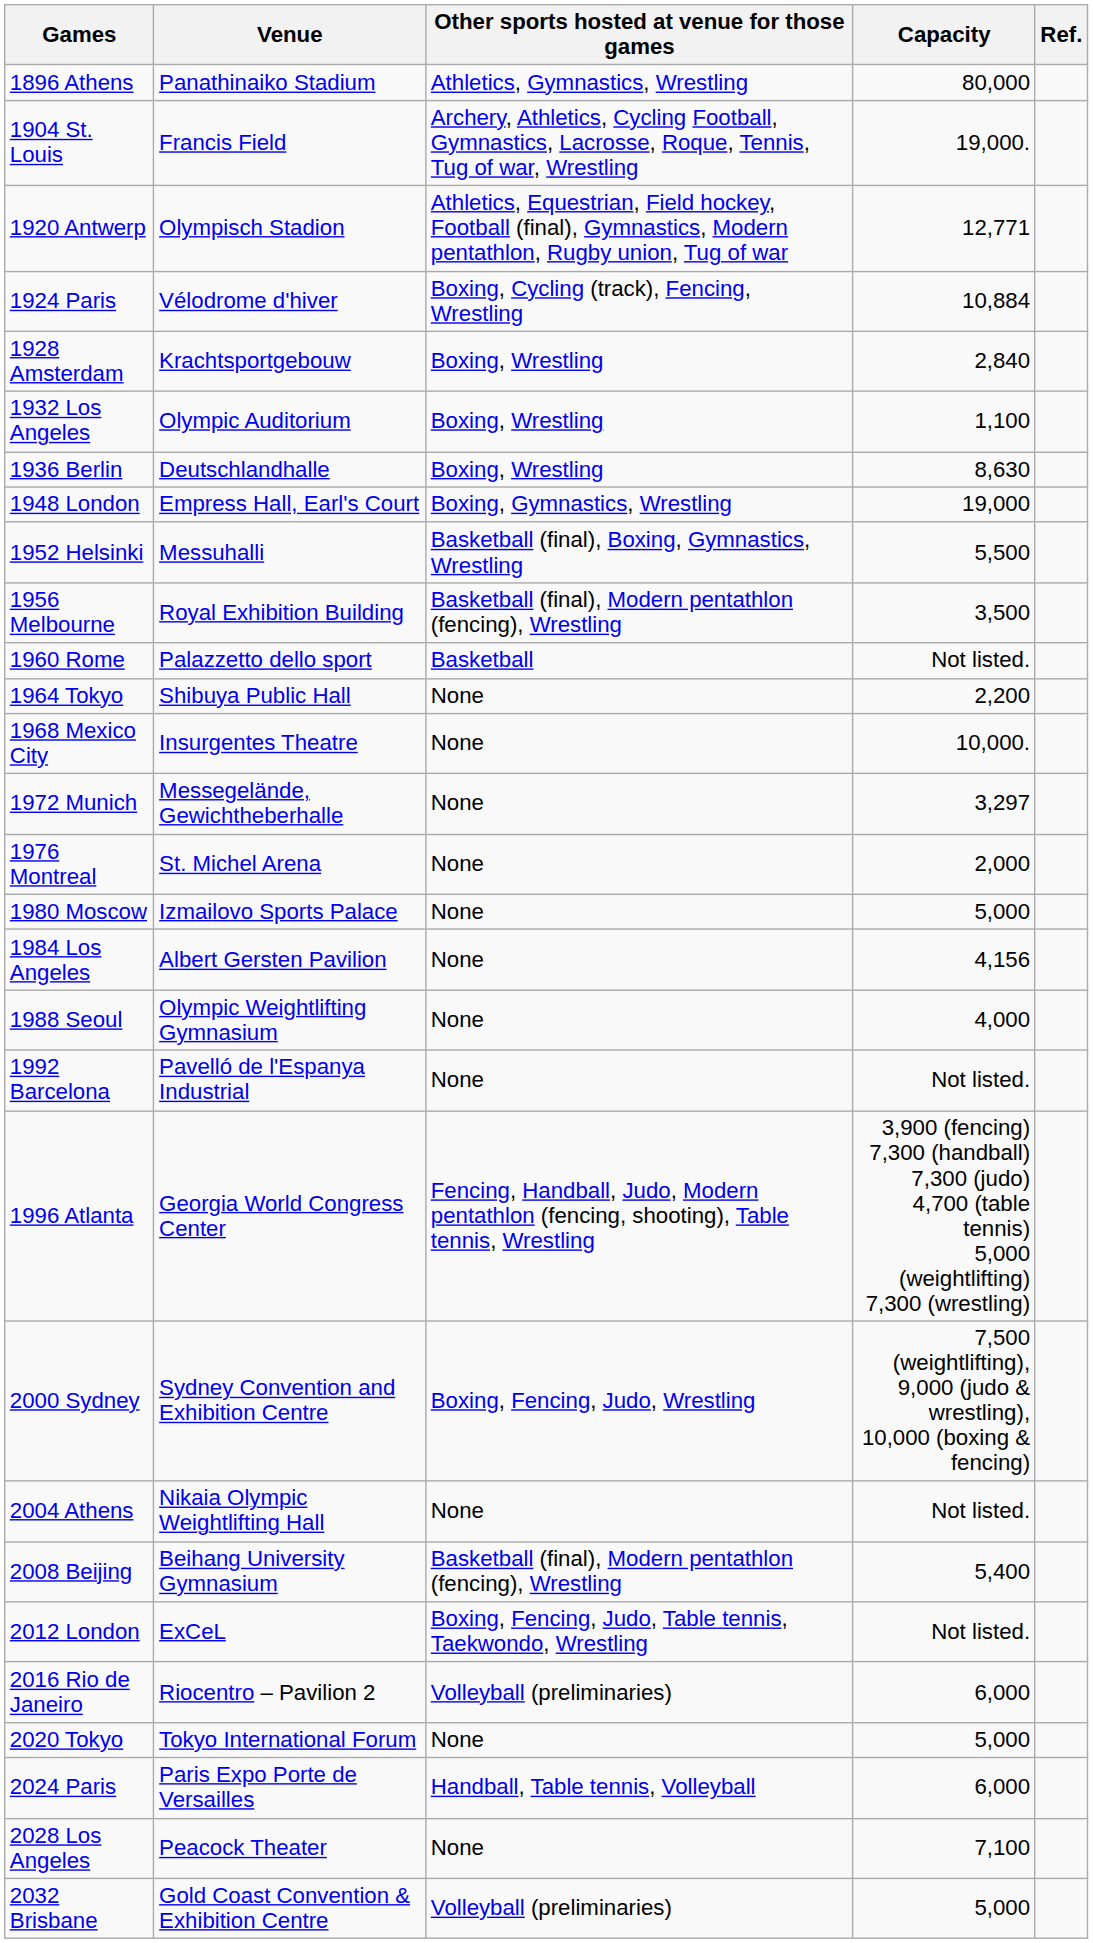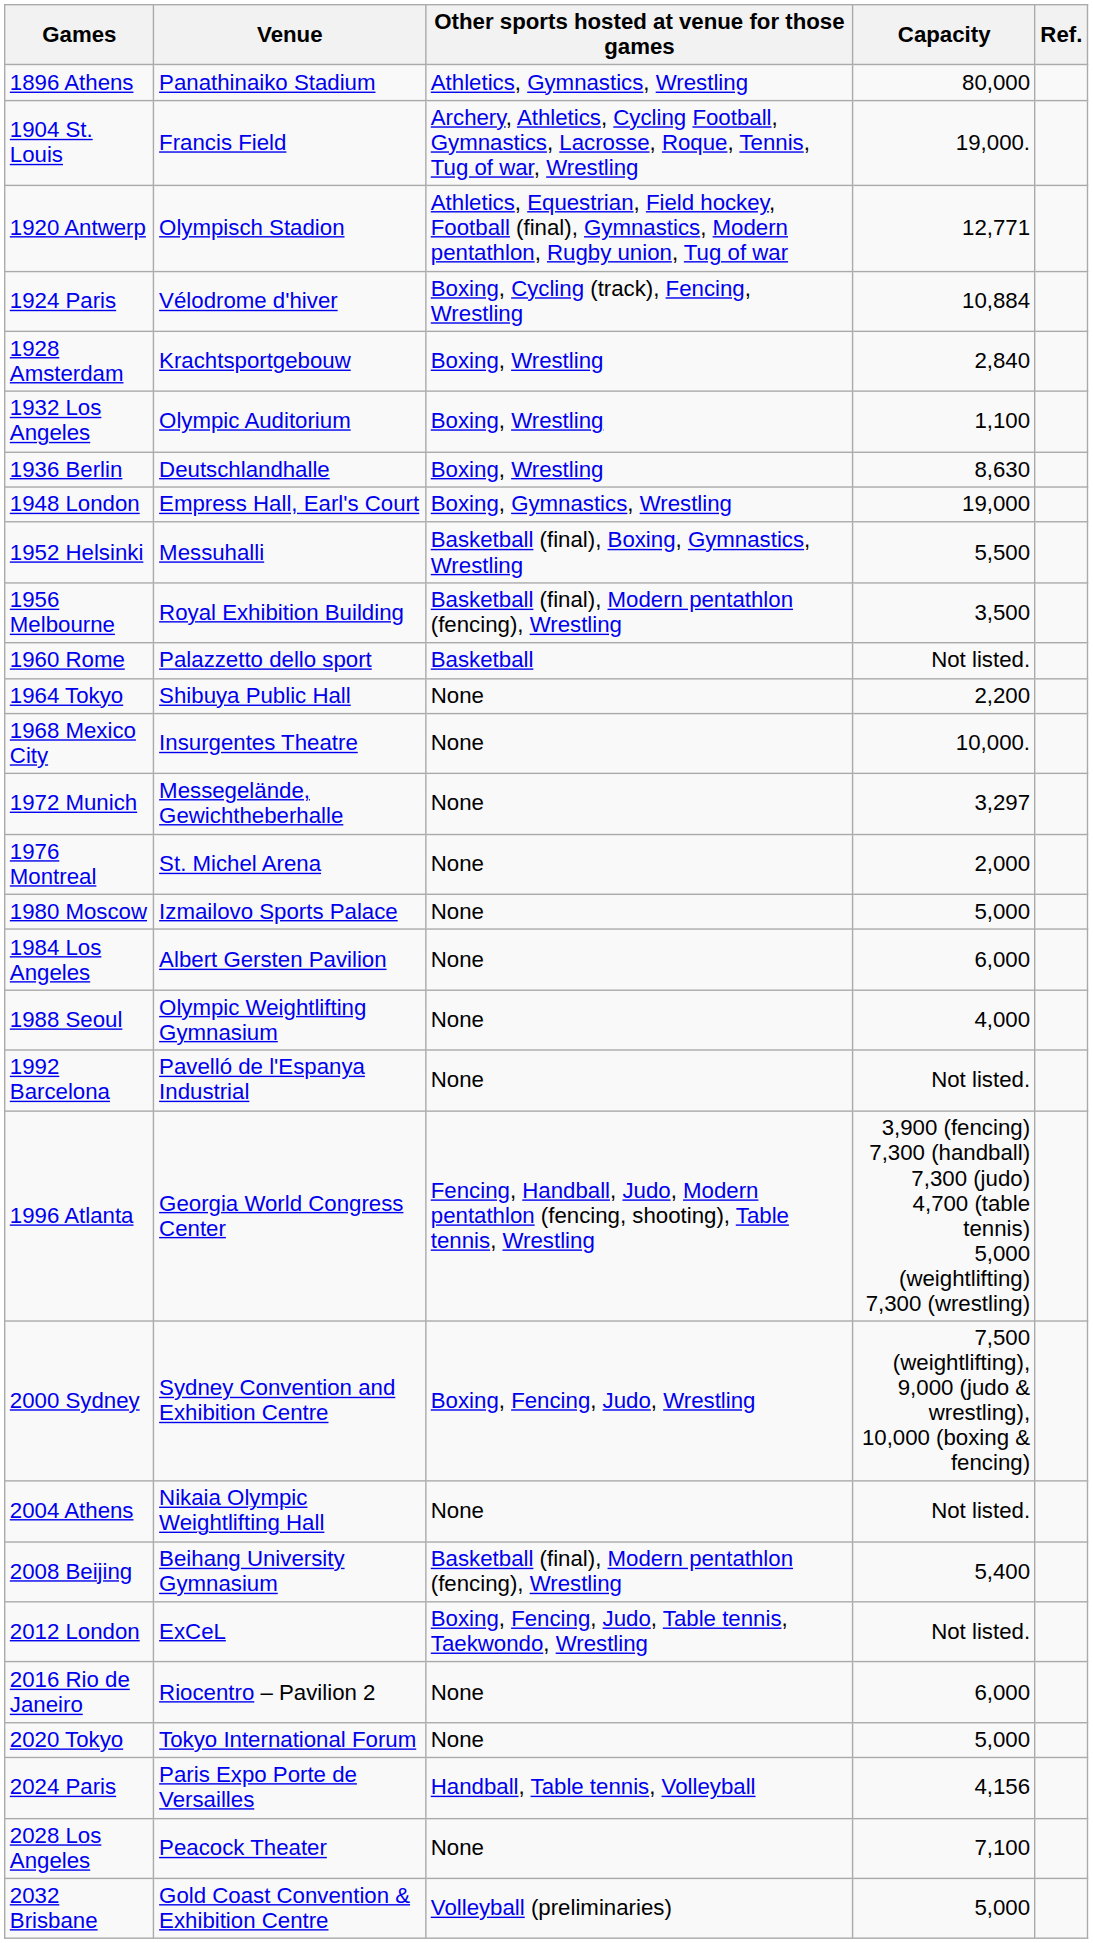(1002, 959) 4,156 -> (1002, 959) 6,000
(551, 1692) Volleyball (preliminaries) -> (457, 1692) None
(1002, 1787) 6,000 -> (1002, 1787) 4,156
